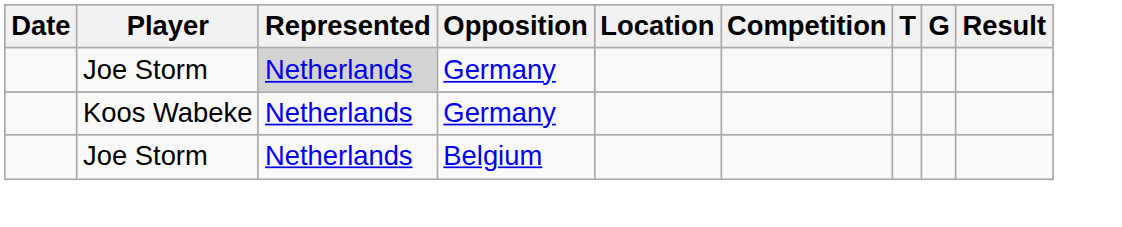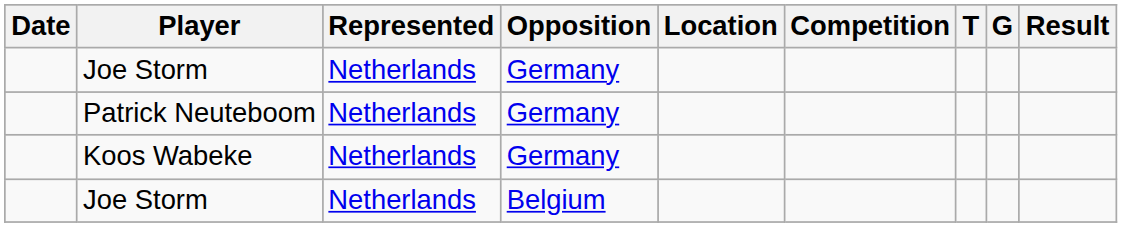(339, 69) lightgrey background -> (402, 69) no background
+ row: (199, 112)
